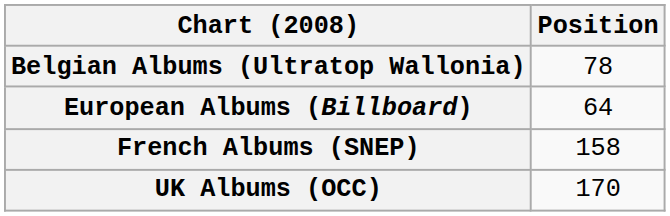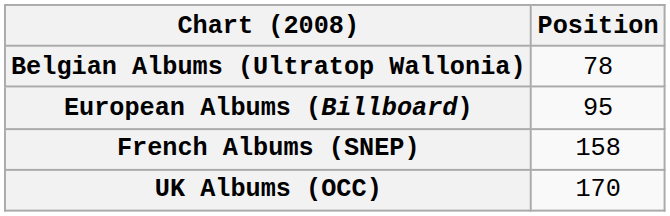(598, 108) 64 -> (598, 108) 95
